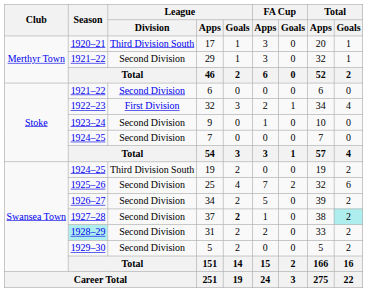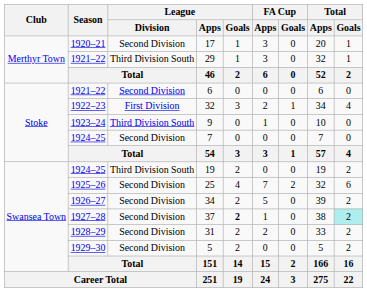(152, 43) Third Division South -> (152, 43) Second Division
(152, 59) Second Division -> (152, 59) Third Division South
(152, 122) Second Division -> (152, 122) Third Division South
(88, 232) paleturquoise background -> (88, 232) no background
